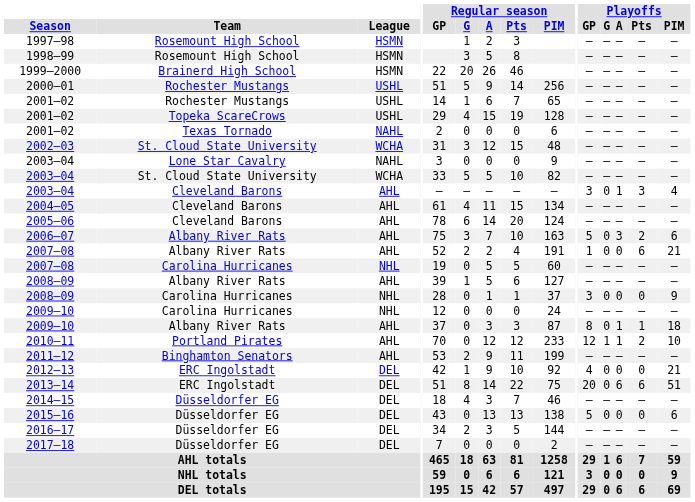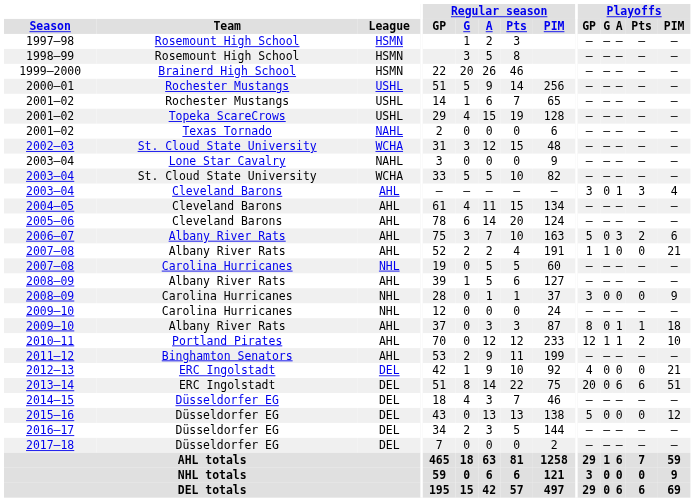(607, 251) 0 -> (607, 251) 1
(642, 251) 6 -> (642, 251) 0
(674, 415) 6 -> (674, 415) 12
